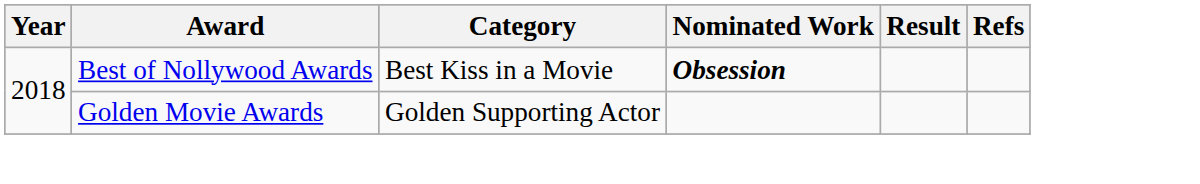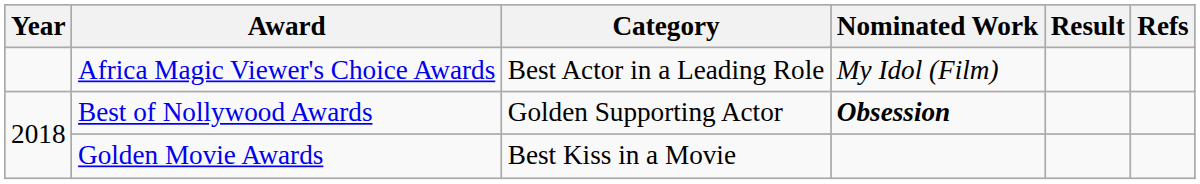+ row: (287, 69)
(499, 69) Best Kiss in a Movie -> (645, 112) Golden Supporting Actor
(523, 112) Golden Supporting Actor -> (622, 155) Best Kiss in a Movie
